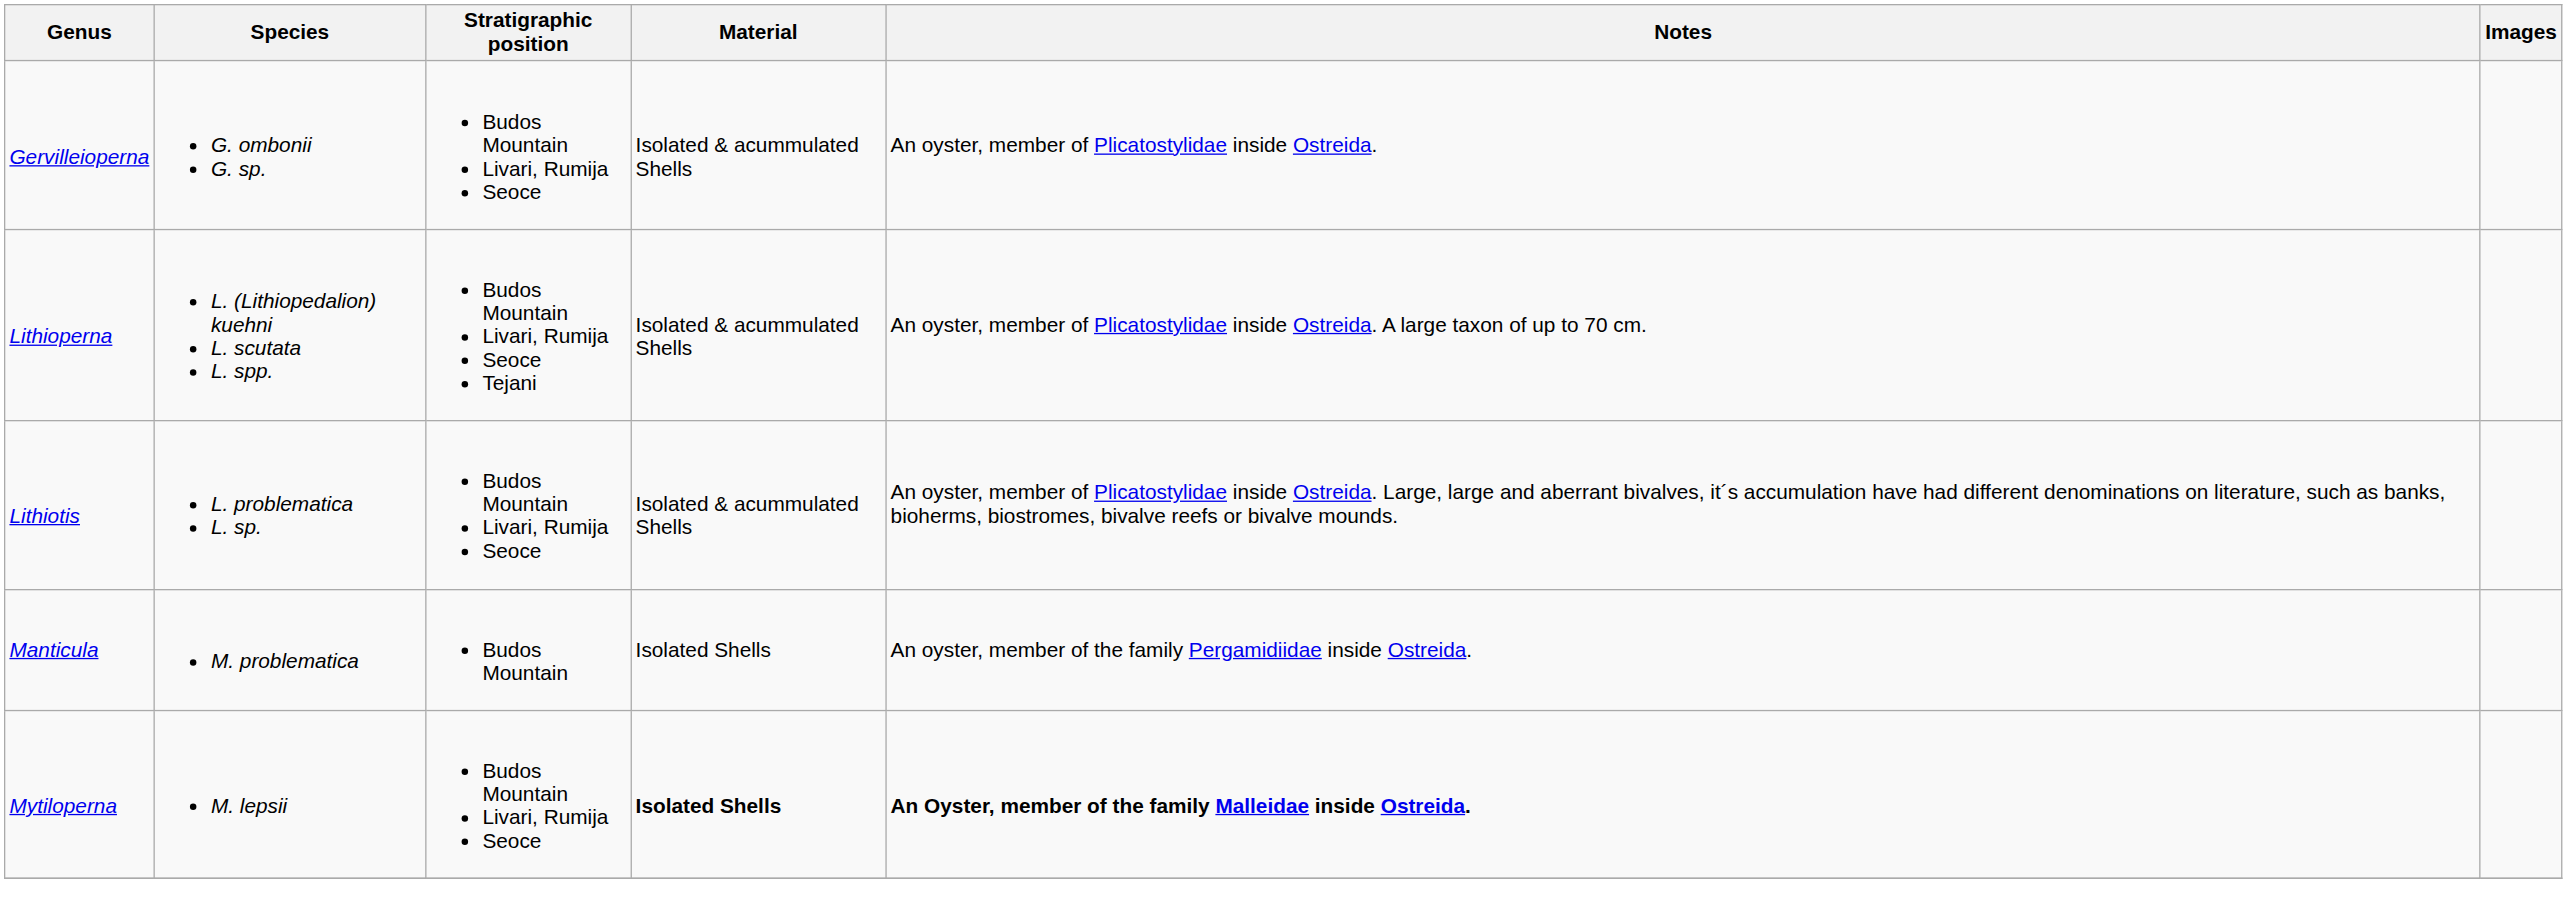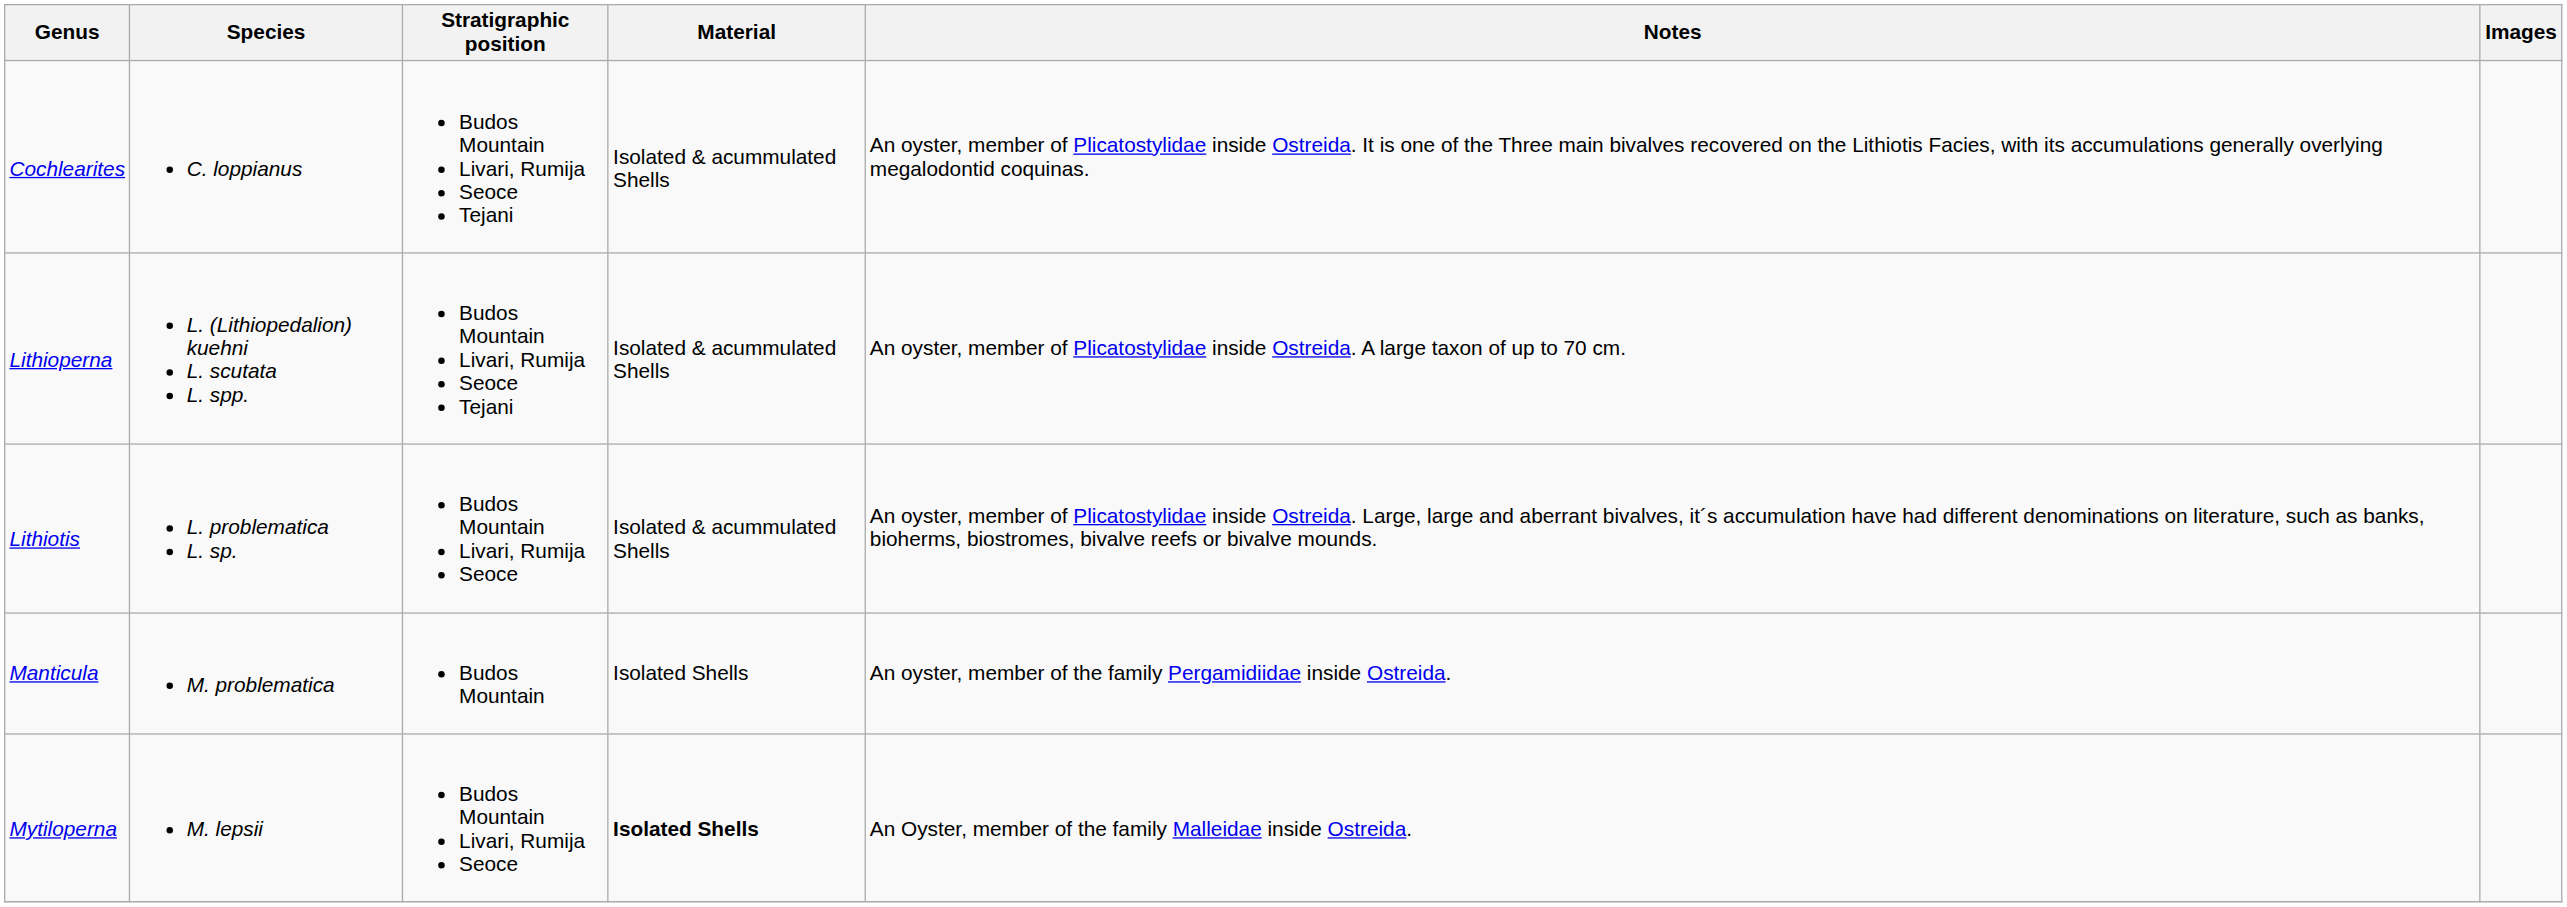+ row: (67, 168)
- row: (79, 156)
(1181, 806) bold -> (1141, 829) normal
